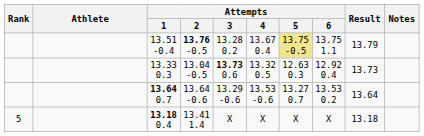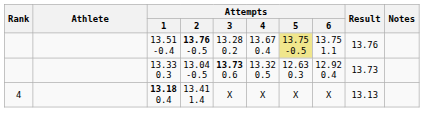(365, 45) 13.79 -> (365, 45) 13.76
- row: (164, 95)
(19, 119) 5 -> (19, 95) 4
(365, 119) 13.18 -> (365, 95) 13.13
